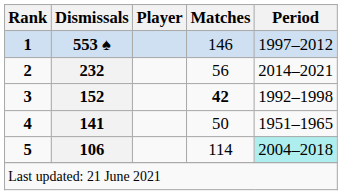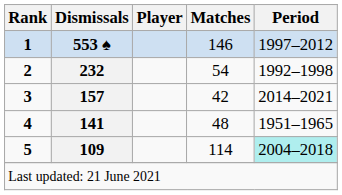(220, 70) 56 -> (220, 70) 54
(296, 70) 2014–2021 -> (296, 70) 1992–1998
(92, 96) 152 -> (92, 96) 157
(220, 96) bold -> (220, 96) normal
(296, 96) 1992–1998 -> (296, 96) 2014–2021
(220, 123) 50 -> (220, 123) 48
(92, 149) 106 -> (92, 149) 109
